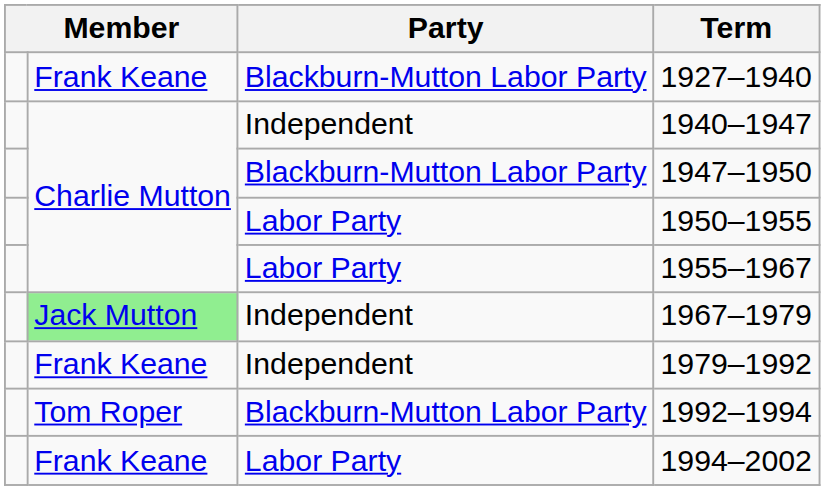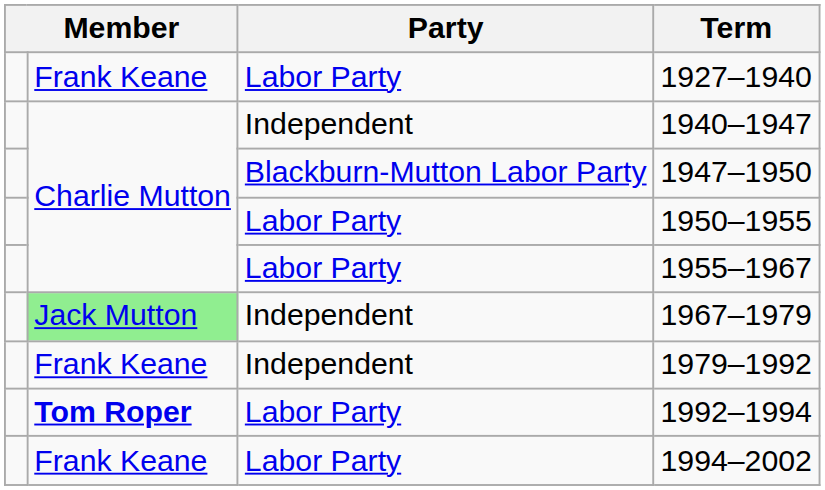(446, 76) Blackburn-Mutton Labor Party -> (323, 76) Labor Party
(108, 412) normal -> (113, 412) bold
(446, 412) Blackburn-Mutton Labor Party -> (323, 412) Labor Party
